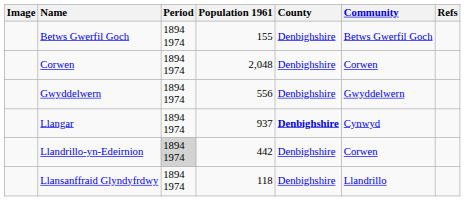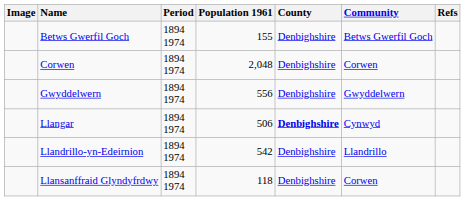(265, 123) 937 -> (265, 123) 506
(174, 152) lightgrey background -> (174, 152) no background
(265, 152) 442 -> (265, 152) 542
(361, 152) Corwen -> (365, 152) Llandrillo
(365, 181) Llandrillo -> (361, 181) Corwen
